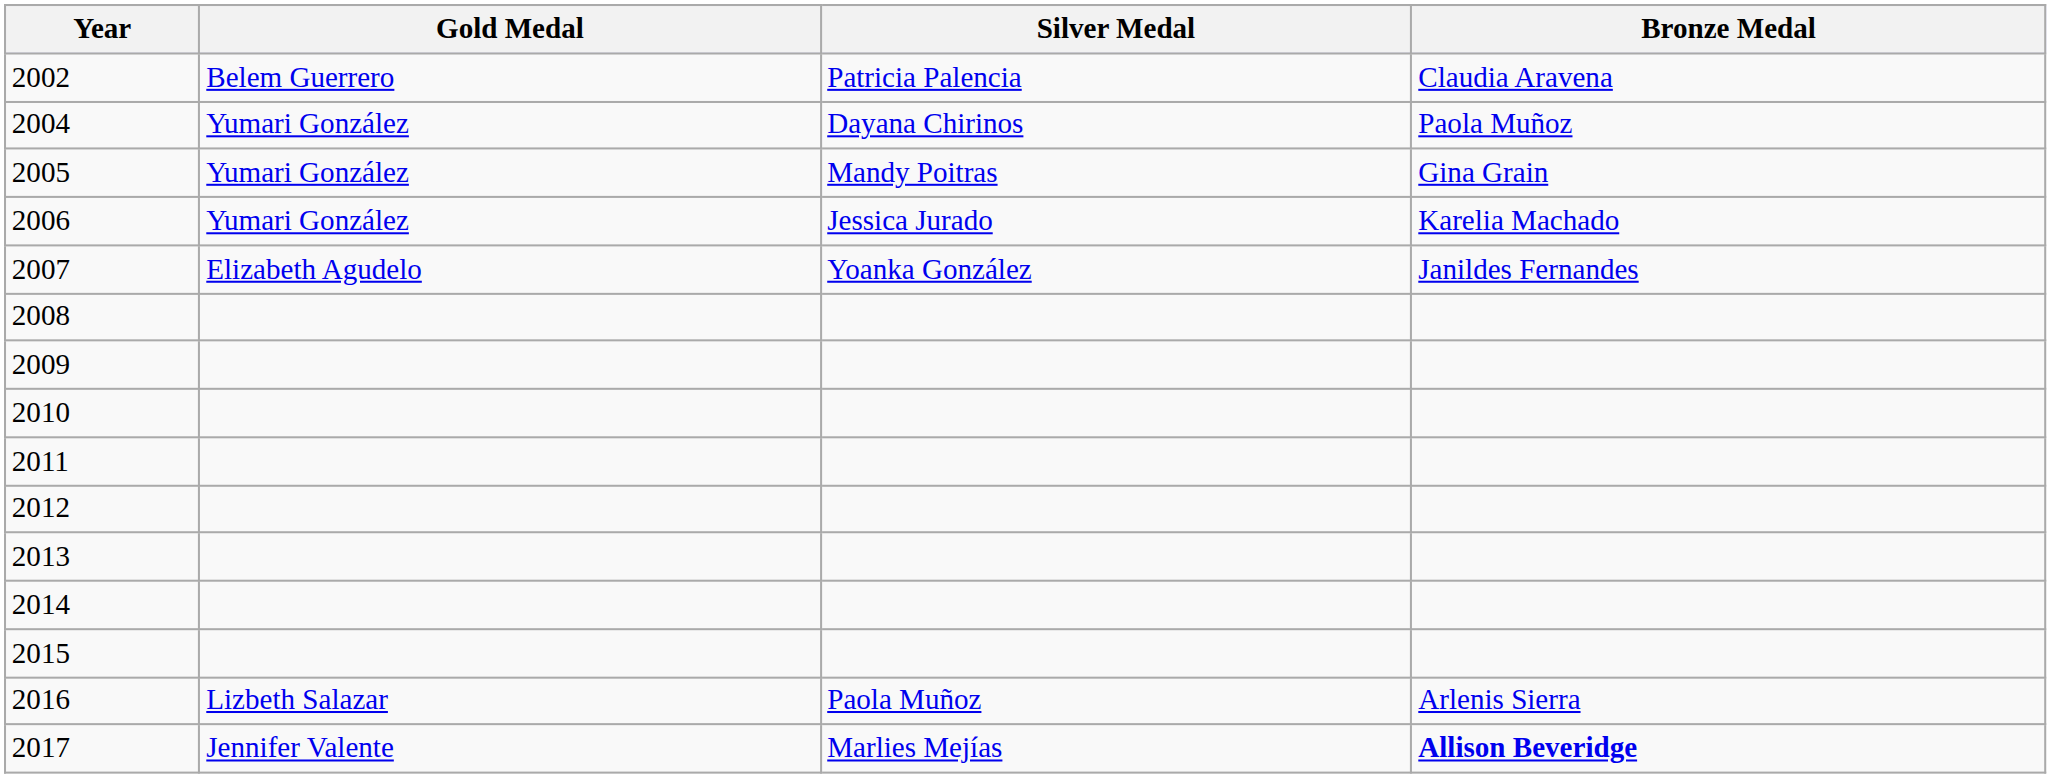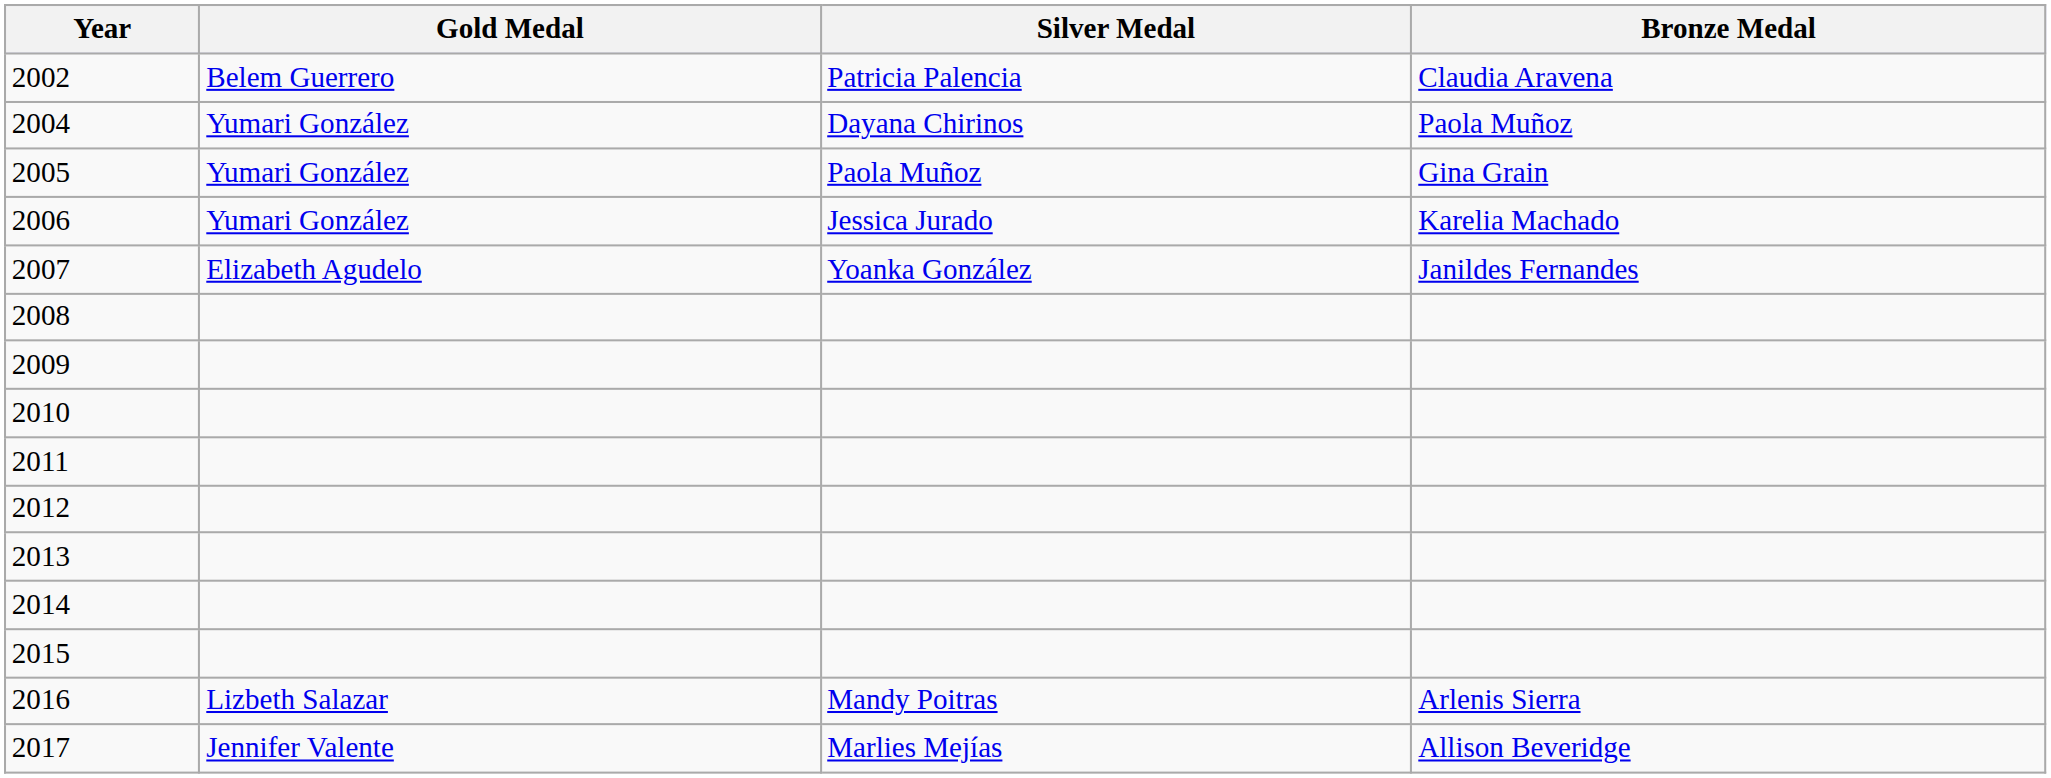(912, 172) Mandy Poitras -> (904, 172) Paola Muñoz
(904, 700) Paola Muñoz -> (912, 700) Mandy Poitras
(1528, 748) bold -> (1524, 748) normal
